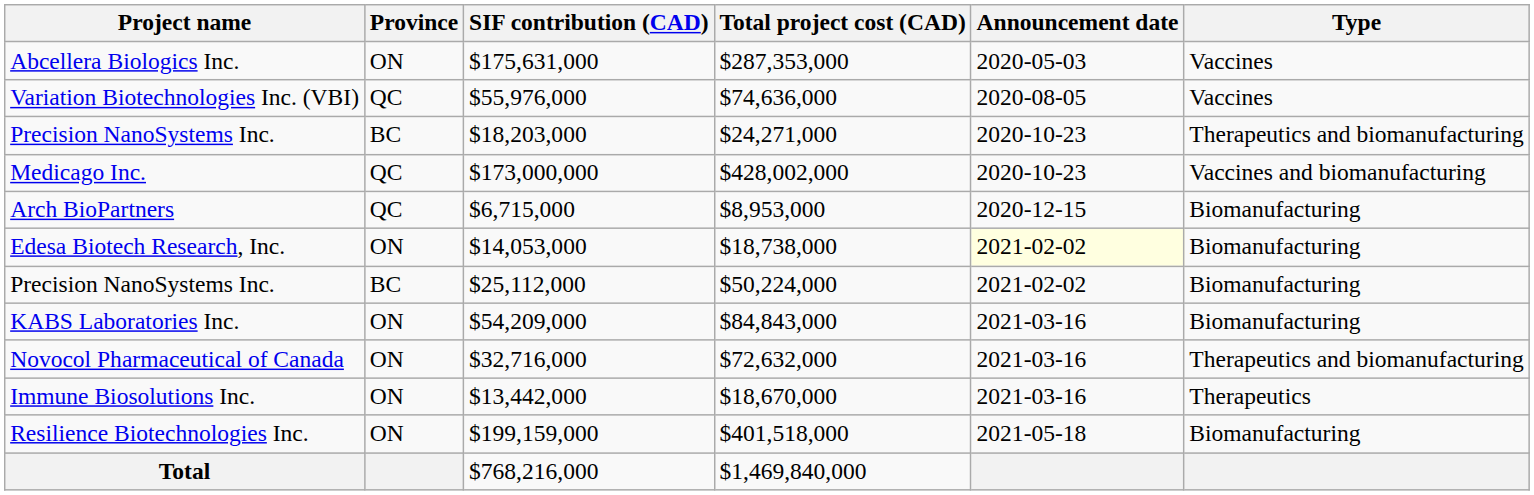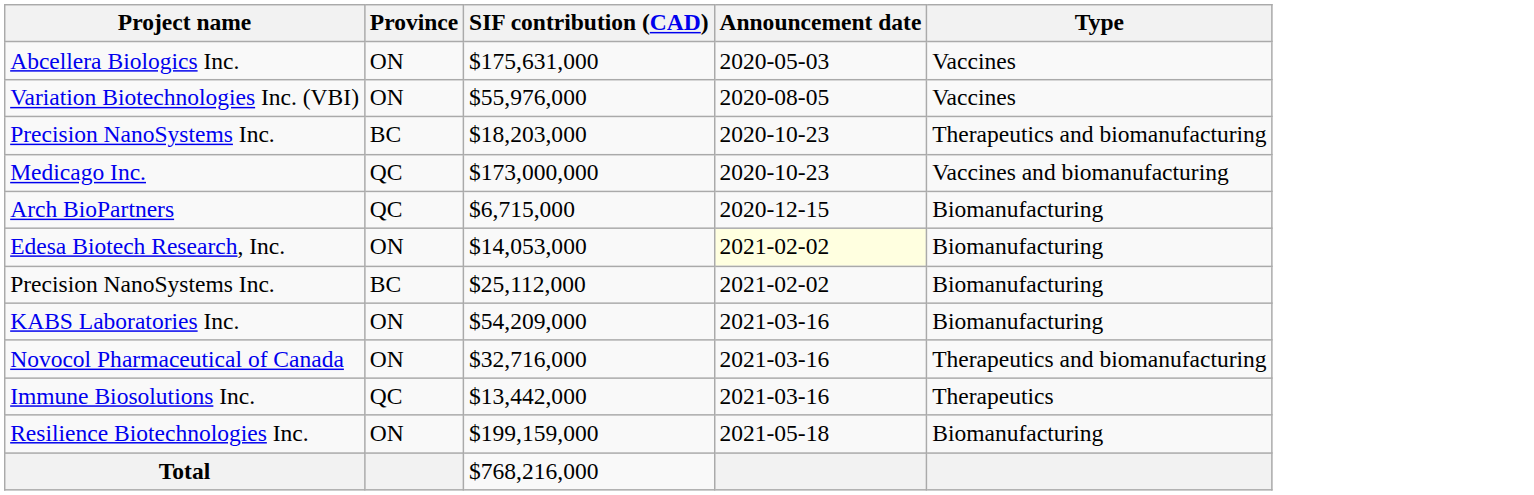- column: (843, 23)
(386, 97) QC -> (387, 97) ON
(387, 396) ON -> (386, 396) QC
